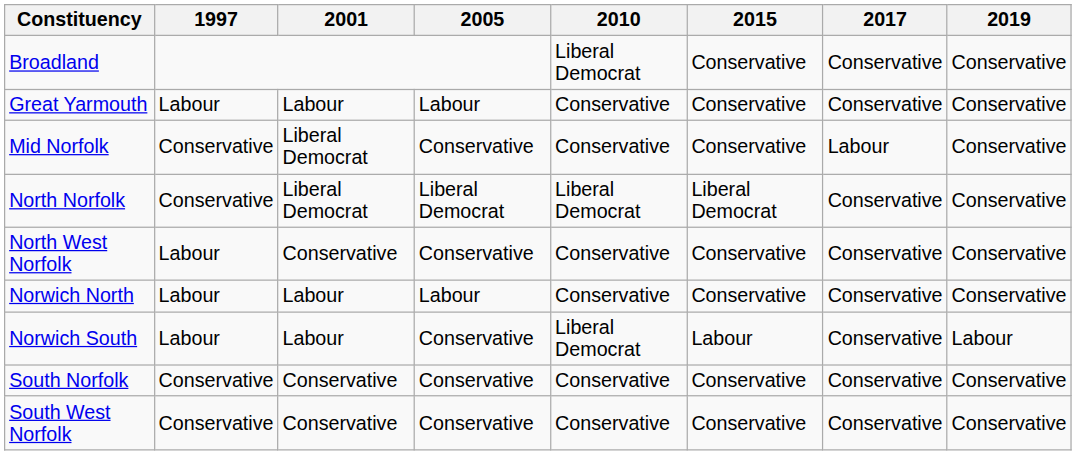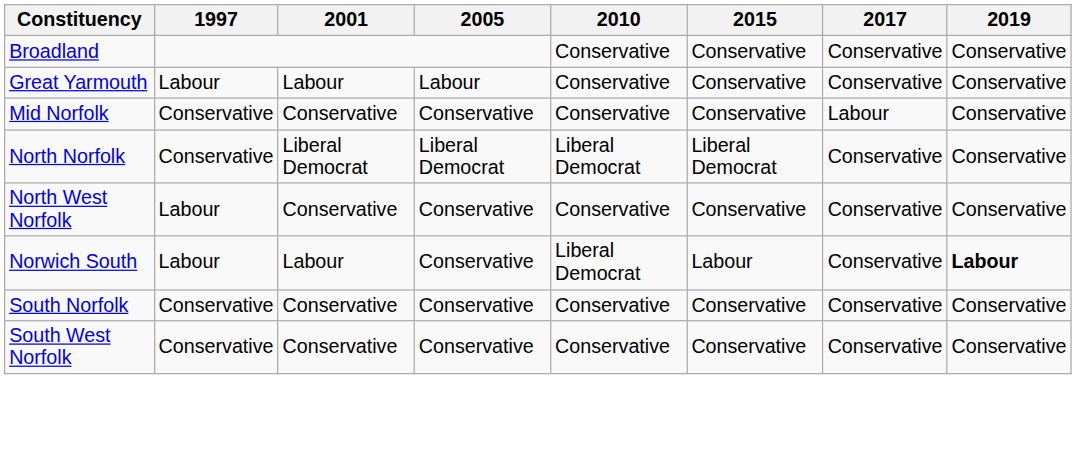(598, 62) Liberal Democrat -> (613, 51) Conservative
(325, 146) Liberal Democrat -> (340, 113) Conservative
- row: (71, 295)
(982, 338) normal -> (985, 262) bold
